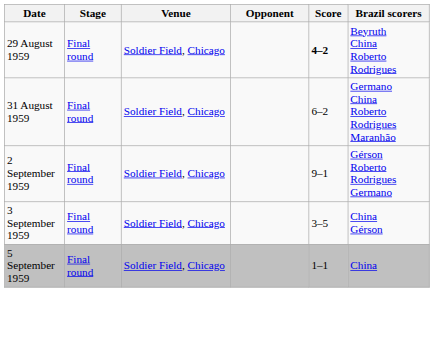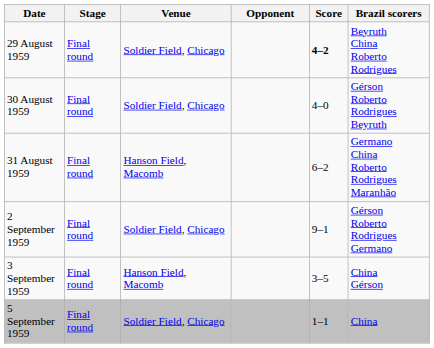+ row: (30, 105)
(174, 111) Soldier Field, Chicago -> (155, 167) Hanson Field, Macomb
(174, 223) Soldier Field, Chicago -> (155, 278) Hanson Field, Macomb
